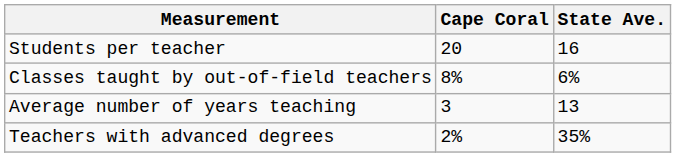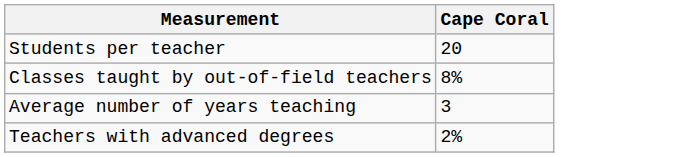- column: (612, 19)
